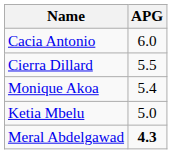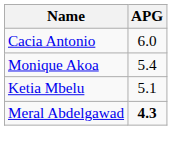- row: (50, 64)
(147, 112) 5.0 -> (147, 88) 5.1
